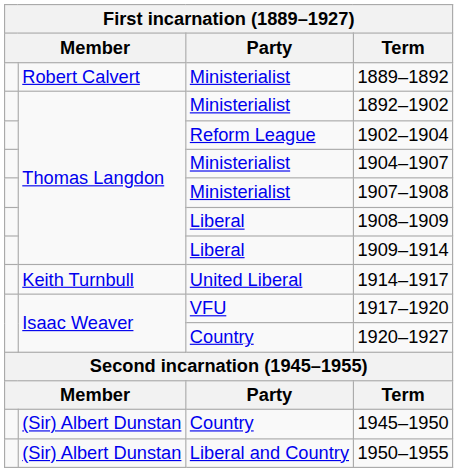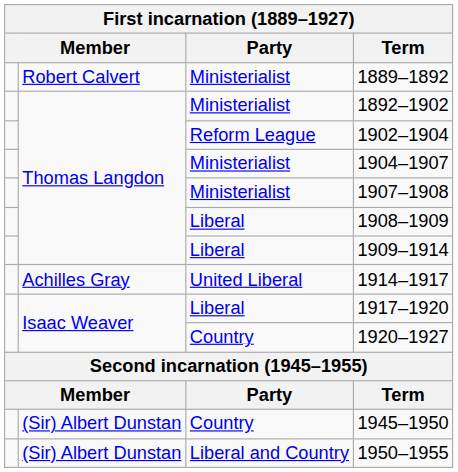(78, 279) Keith Turnbull -> (76, 279) Achilles Gray
(208, 308) VFU -> (217, 308) Liberal
